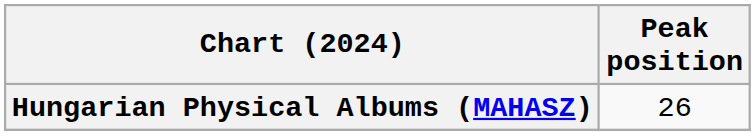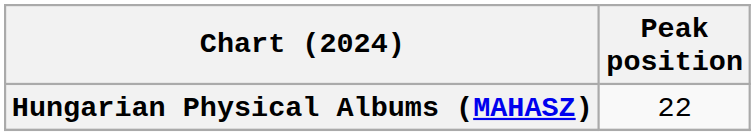(675, 108) 26 -> (675, 108) 22
